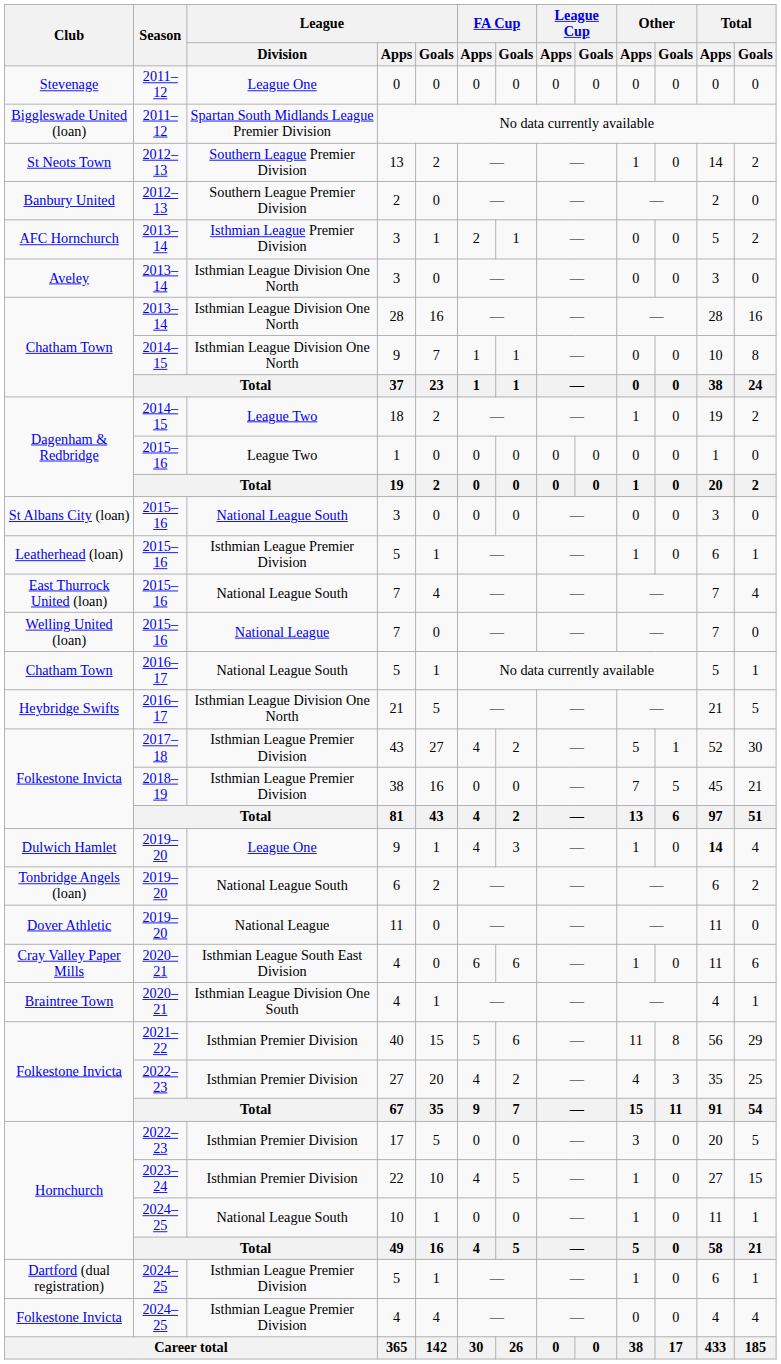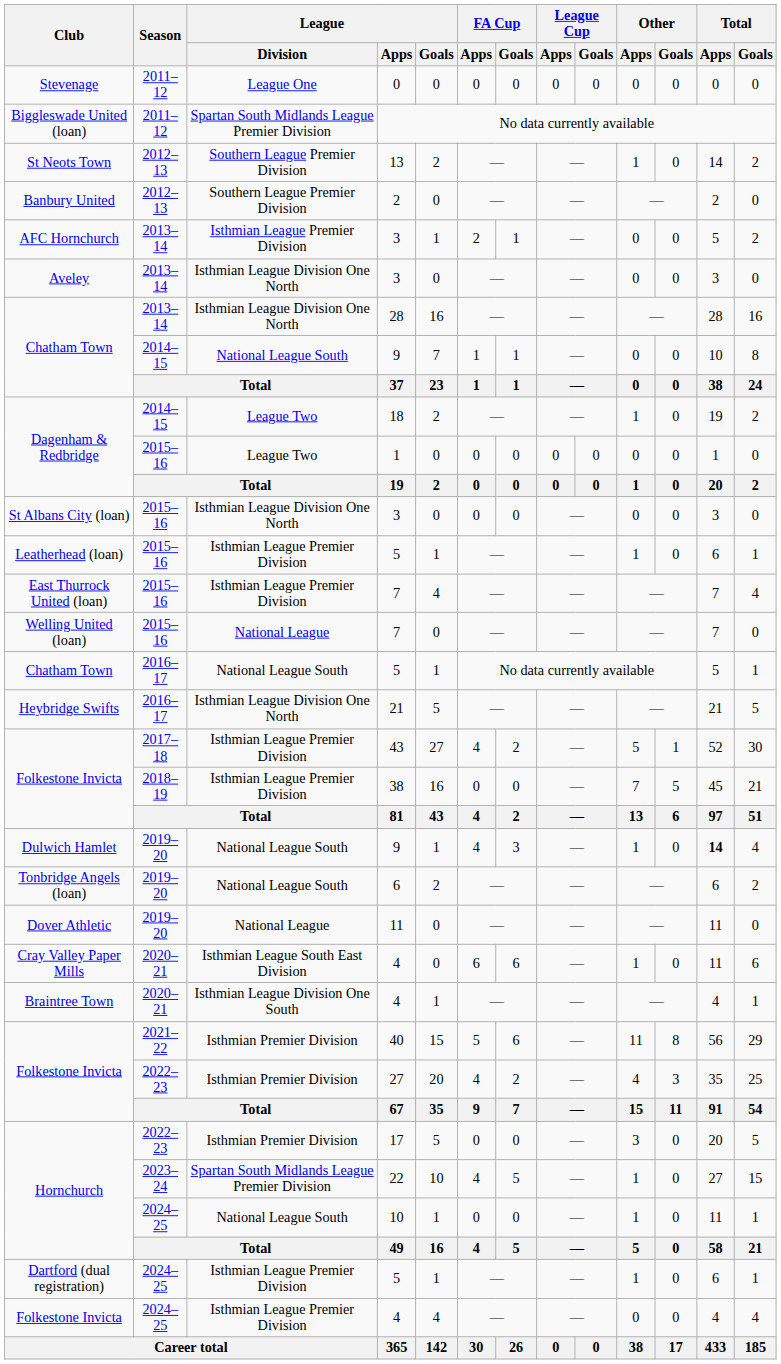(282, 355) Isthmian League Division One North -> (282, 355) National League South
(282, 516) National League South -> (282, 516) Isthmian League Division One North
(282, 593) National League South -> (282, 593) Isthmian League Premier Division
(282, 847) League One -> (282, 847) National League South
(282, 1179) Isthmian Premier Division -> (282, 1179) Spartan South Midlands League Premier Division
